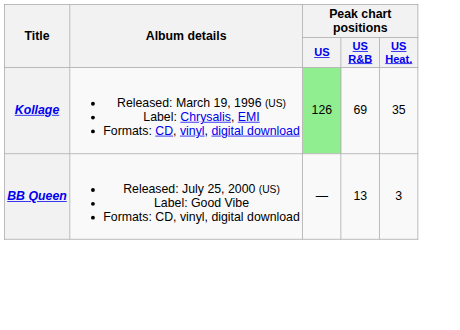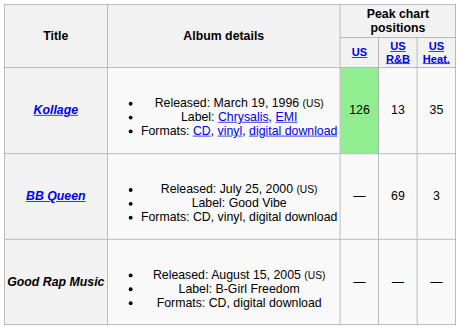(360, 110) 69 -> (398, 110) 13
(360, 196) 13 -> (398, 196) 69
+ row: (56, 282)
